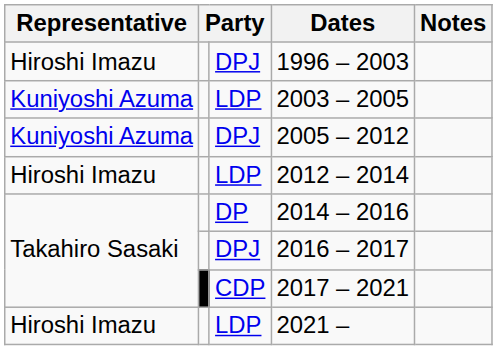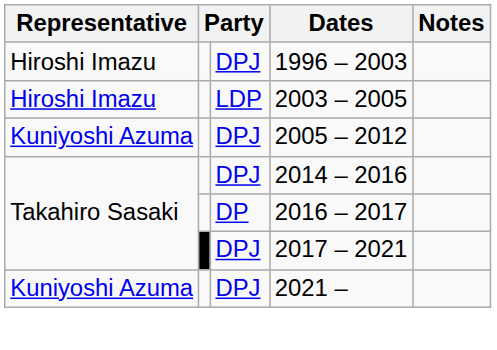(102, 99) Kuniyoshi Azuma -> (83, 99) Hiroshi Imazu
- row: (343, 174)
(232, 212) DP -> (238, 174) DPJ
(238, 250) DPJ -> (232, 212) DP
(240, 288) CDP -> (238, 250) DPJ
(83, 325) Hiroshi Imazu -> (102, 288) Kuniyoshi Azuma
(238, 325) LDP -> (238, 288) DPJ
